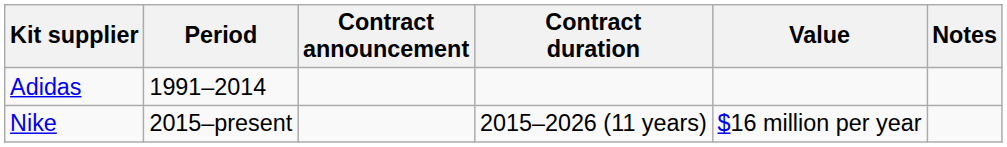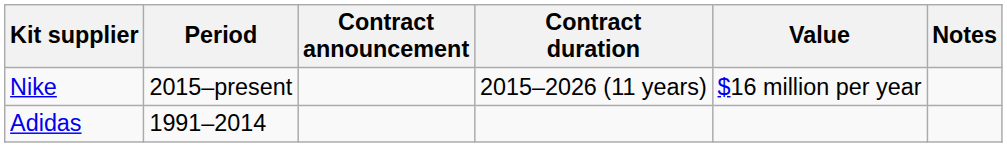rows swapped: (46, 86) <-> (33, 123)
